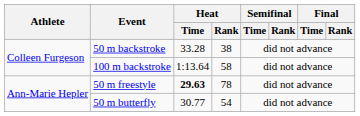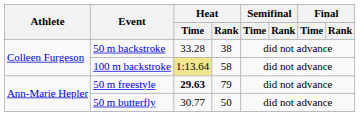(193, 67) no background -> (193, 67) khaki background
(226, 85) 78 -> (226, 85) 79
(226, 103) 54 -> (226, 103) 50
